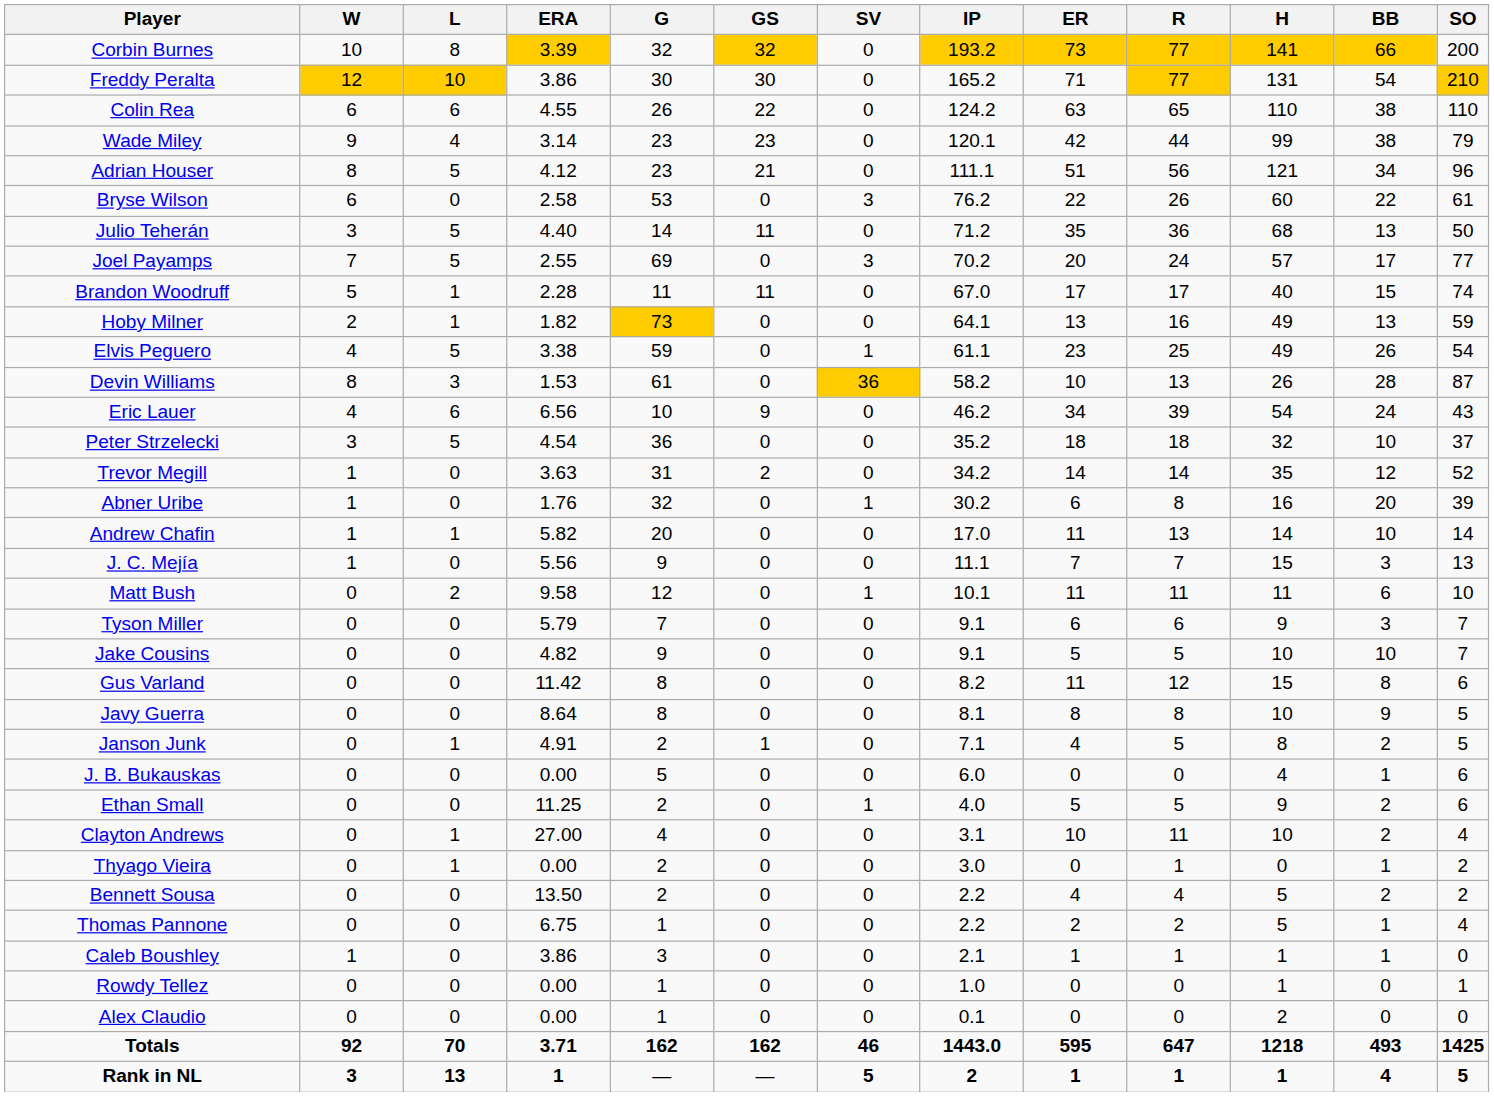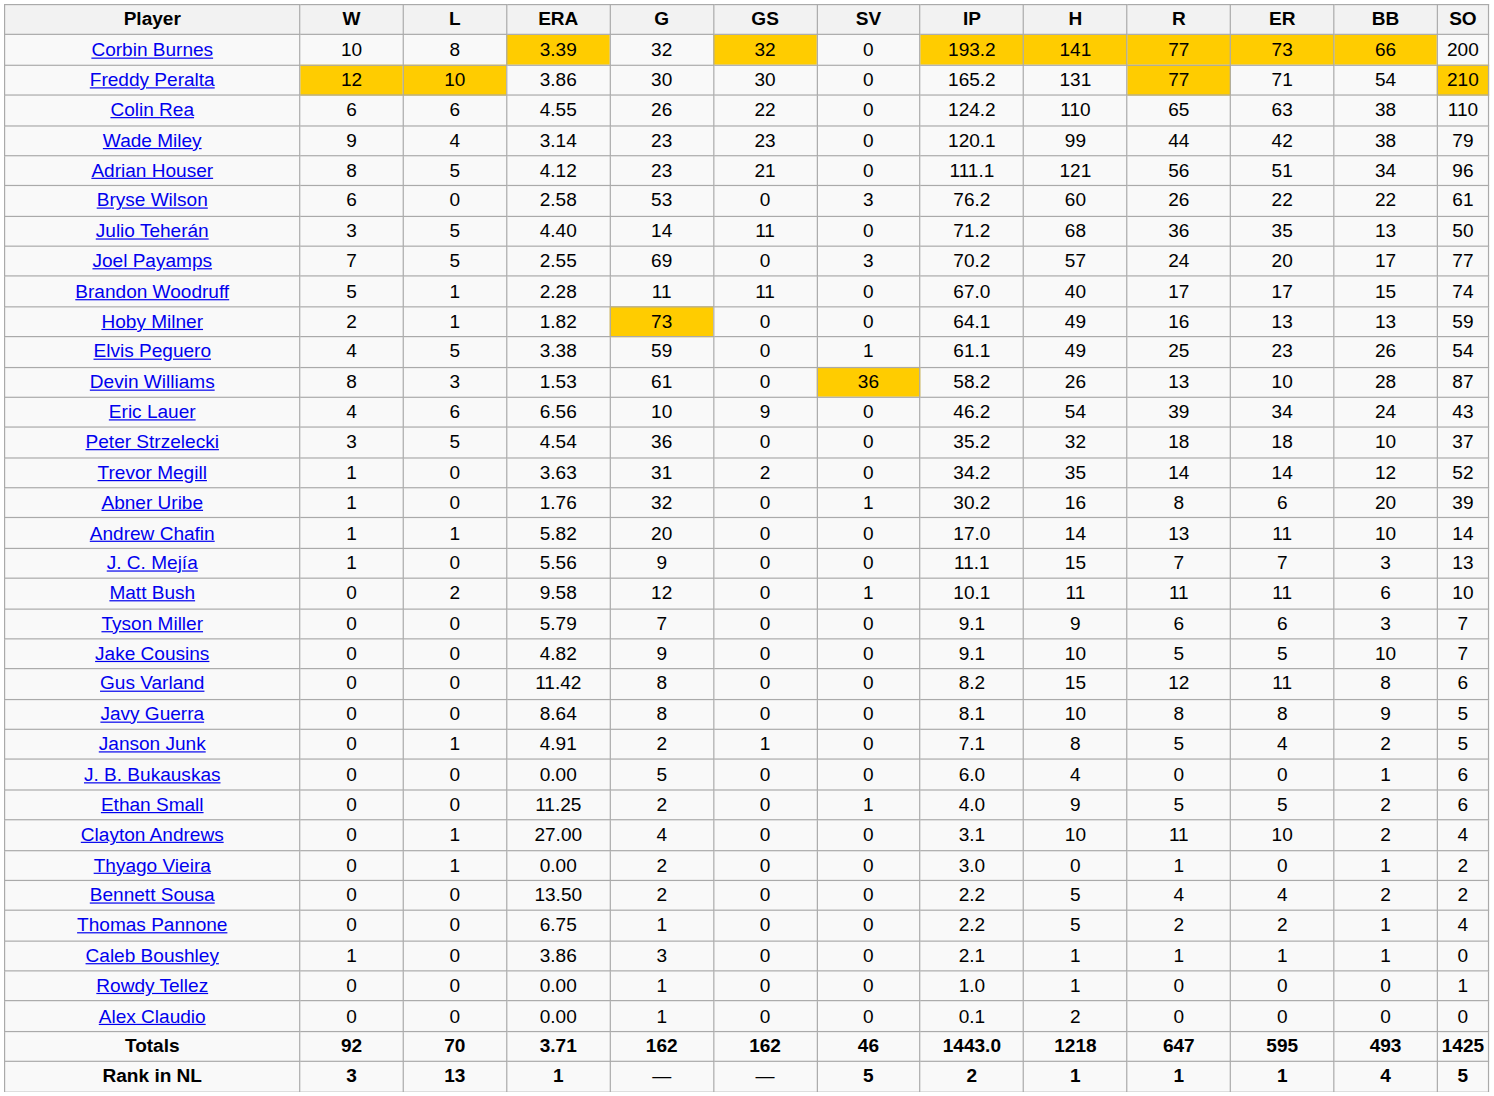columns swapped: (1282, 19) <-> (1075, 19)
